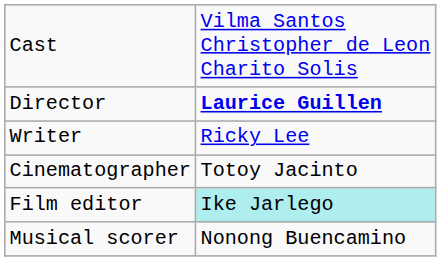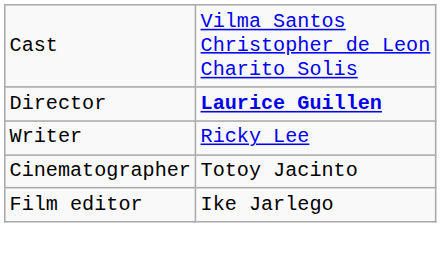(267, 205) paleturquoise background -> (267, 205) no background
- row: (94, 238)
